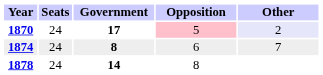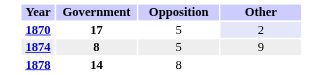- column: (55, 12)
(196, 29) pink background -> (179, 29) no background
(196, 47) 6 -> (179, 47) 5
(278, 47) 7 -> (261, 47) 9
